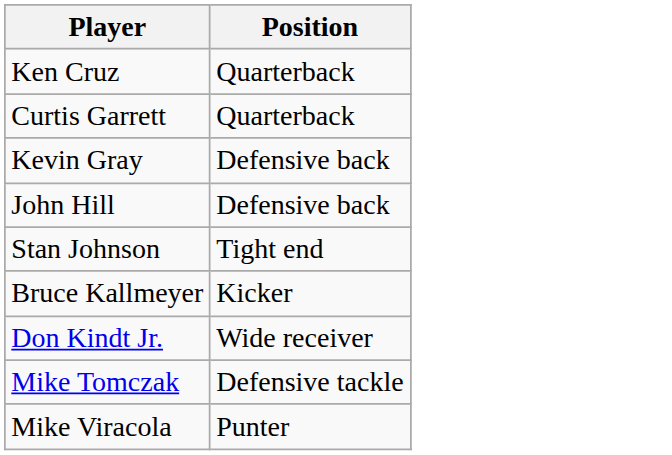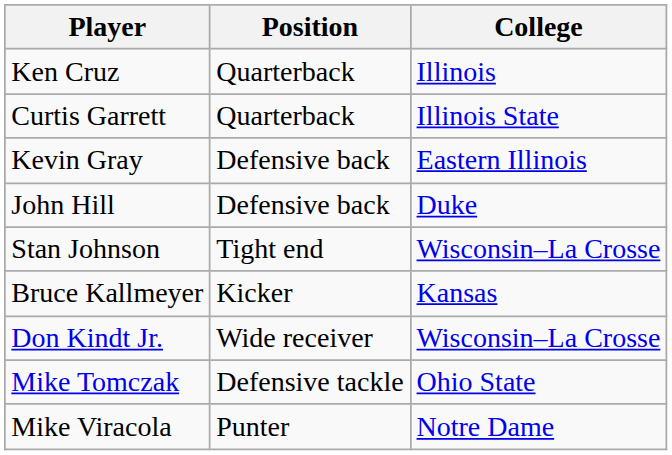+ column: (538, 26)
